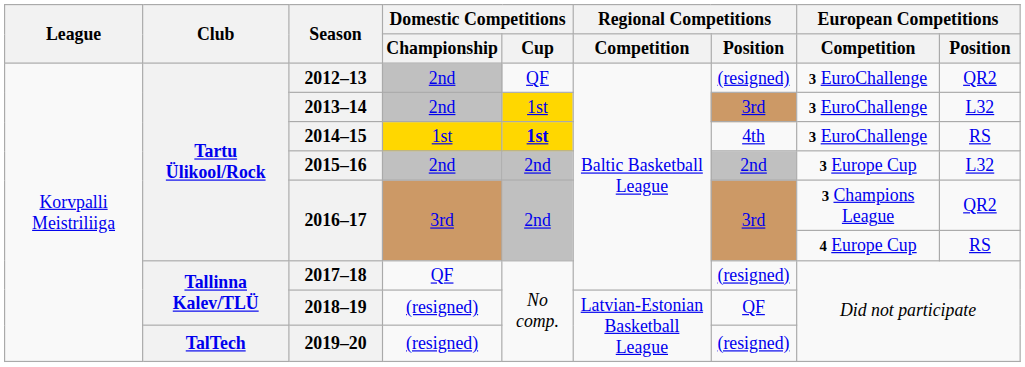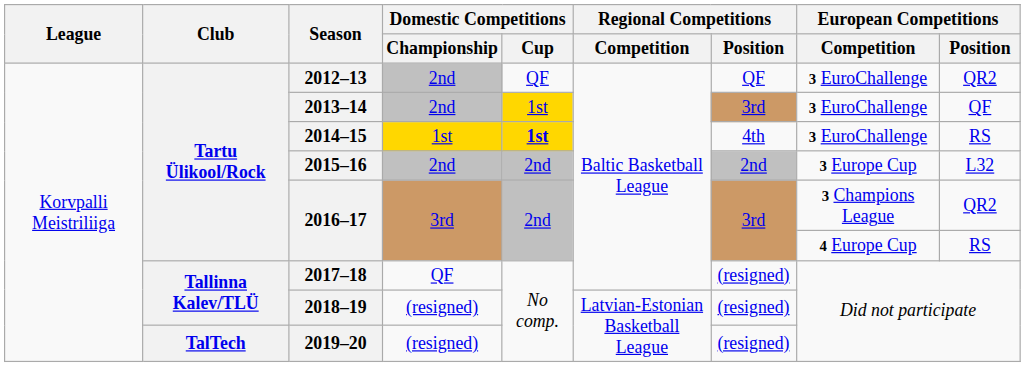(754, 77) (resigned) -> (754, 77) QF
(980, 107) L32 -> (980, 107) QF
(754, 307) QF -> (754, 307) (resigned)
